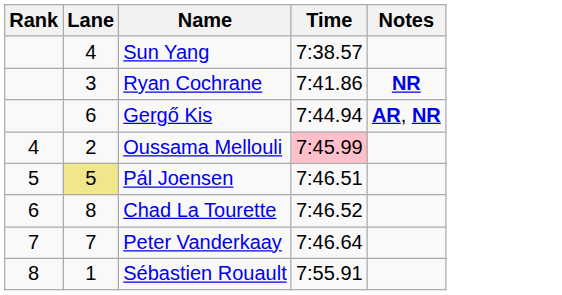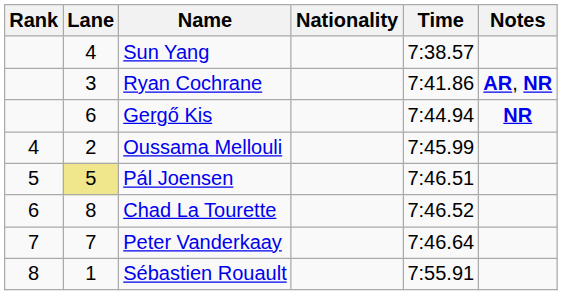+ column: (347, 20)
(406, 83) NR -> (518, 83) AR, NR
(406, 115) AR, NR -> (518, 115) NR
(329, 147) pink background -> (441, 147) no background
